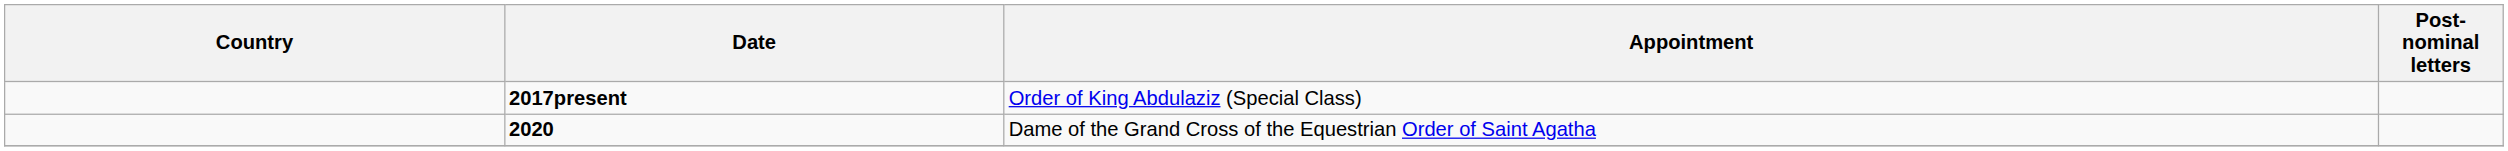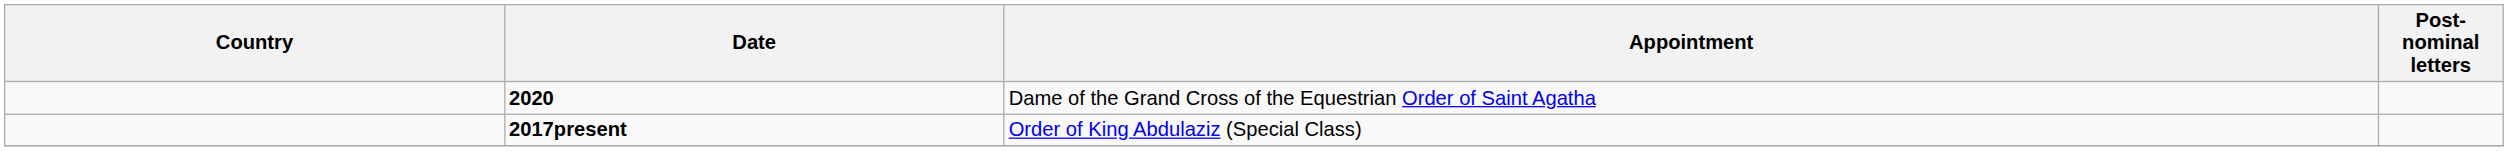rows swapped: (568, 97) <-> (531, 129)
